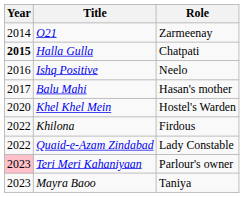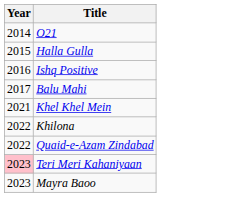- column: (198, 13)
(19, 51) bold -> (19, 51) normal
(19, 107) 2020 -> (19, 107) 2021
